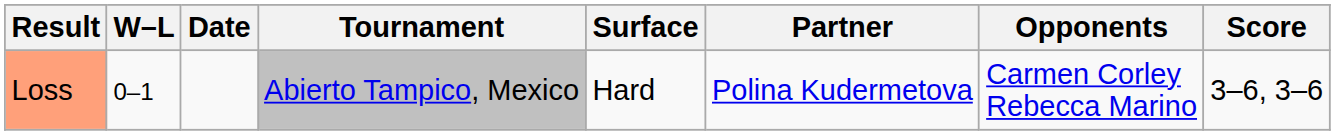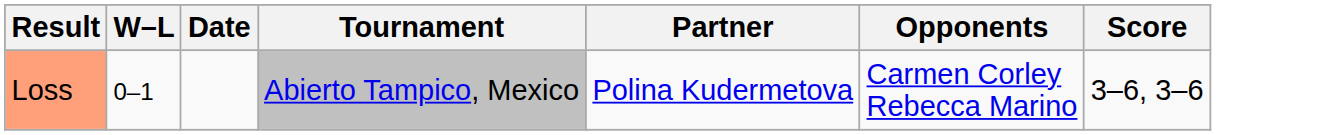- column: (646, 27)
